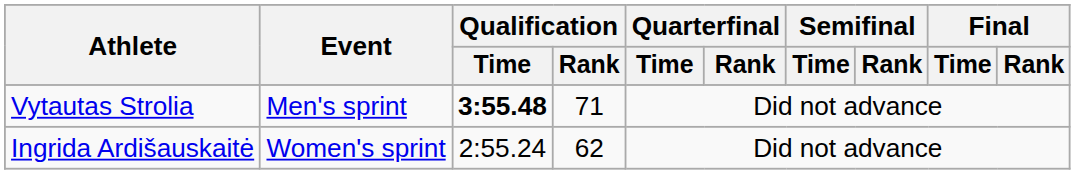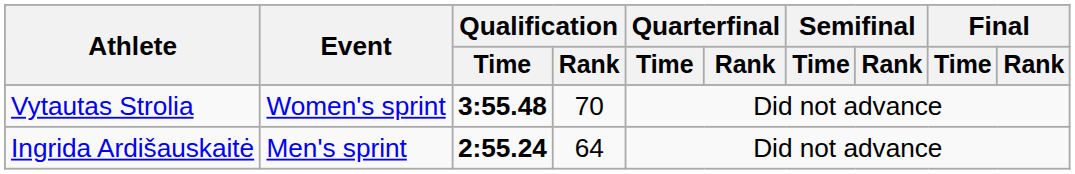(337, 106) Men's sprint -> (356, 106) Women's sprint
(589, 106) 71 -> (589, 106) 70
(356, 148) Women's sprint -> (337, 148) Men's sprint
(502, 148) normal -> (502, 148) bold
(589, 148) 62 -> (589, 148) 64
